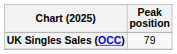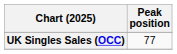(150, 40) 79 -> (150, 40) 77
